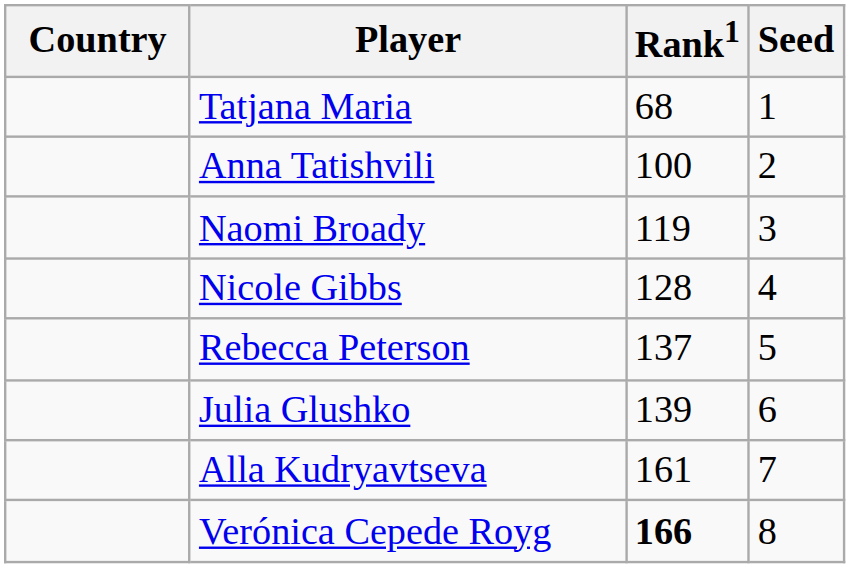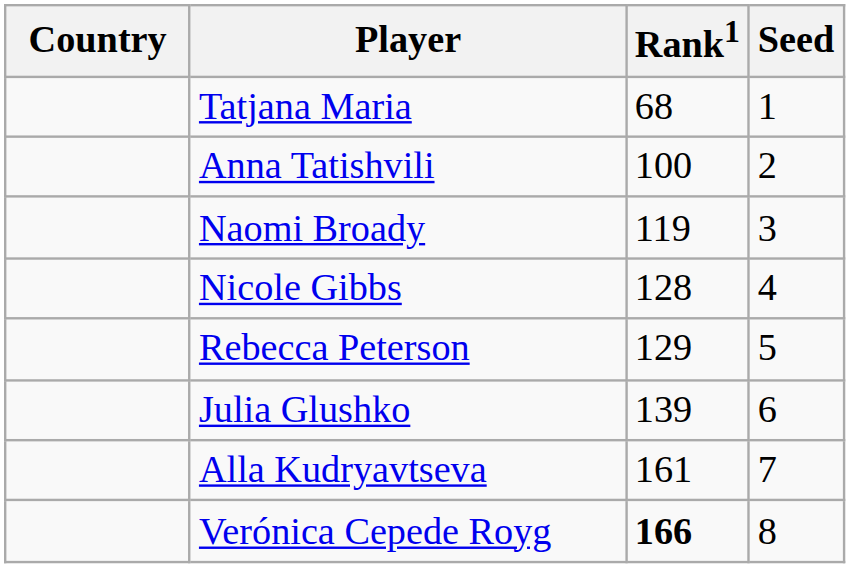(663, 348) 137 -> (663, 348) 129
